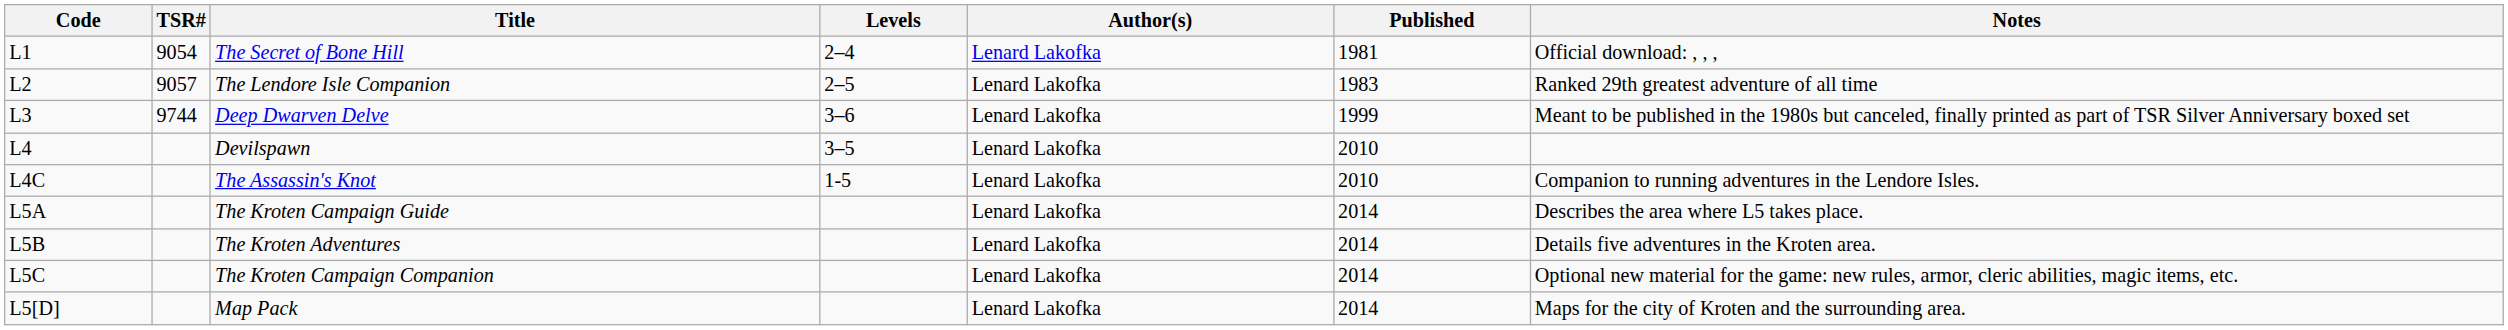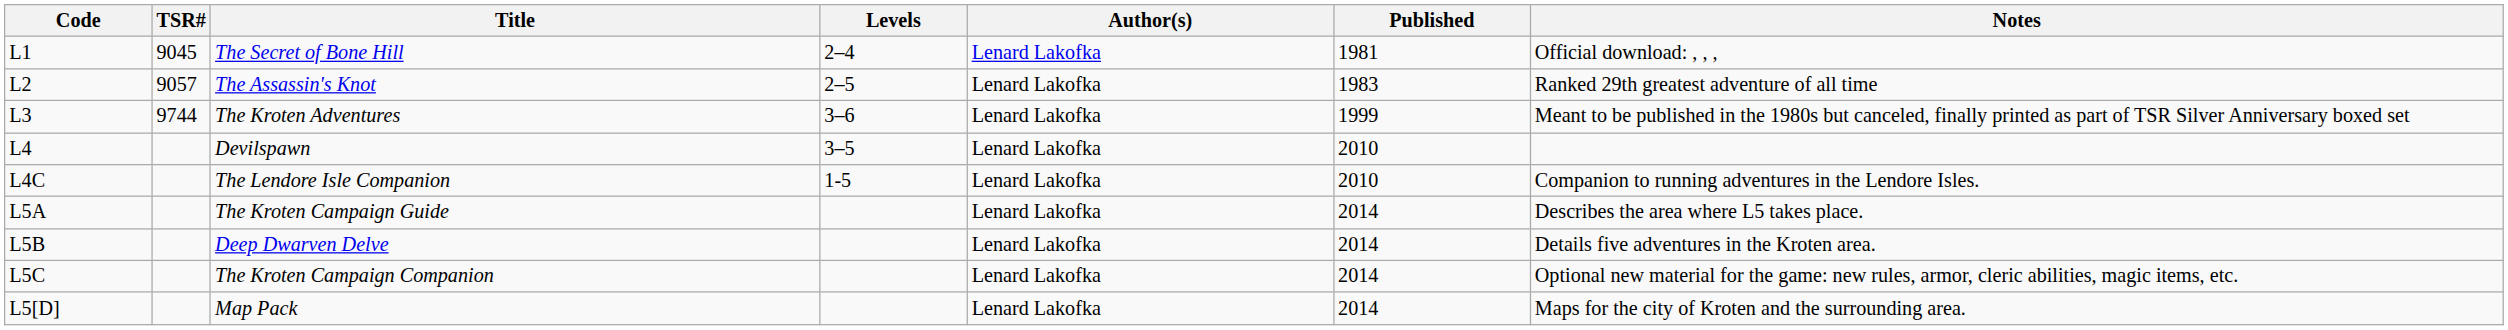(177, 52) 9054 -> (177, 52) 9045
(333, 84) The Lendore Isle Companion -> (295, 84) The Assassin's Knot
(302, 116) Deep Dwarven Delve -> (308, 116) The Kroten Adventures
(295, 180) The Assassin's Knot -> (333, 180) The Lendore Isle Companion
(308, 244) The Kroten Adventures -> (302, 244) Deep Dwarven Delve
